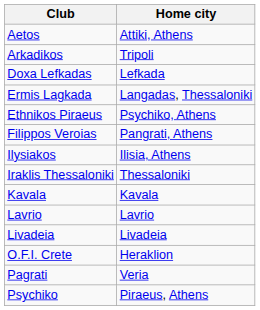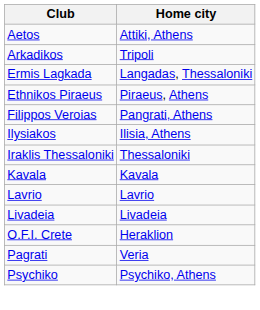- row: (49, 74)
(168, 114) Psychiko, Athens -> (164, 94) Piraeus, Athens
(164, 295) Piraeus, Athens -> (168, 275) Psychiko, Athens
